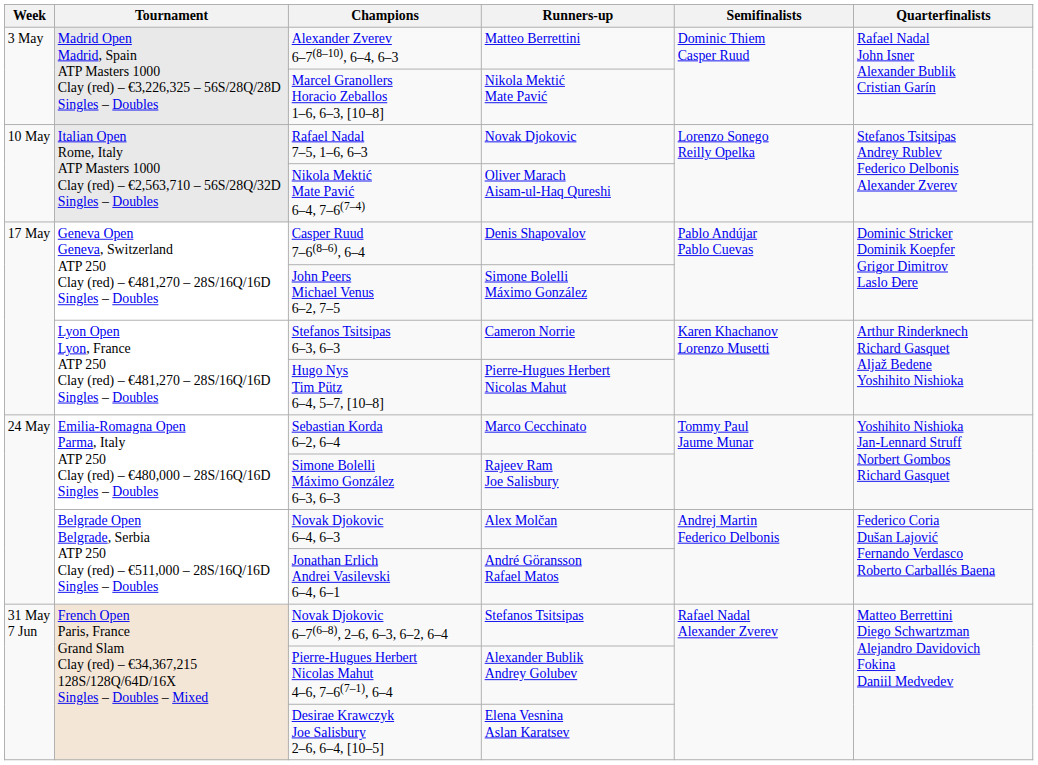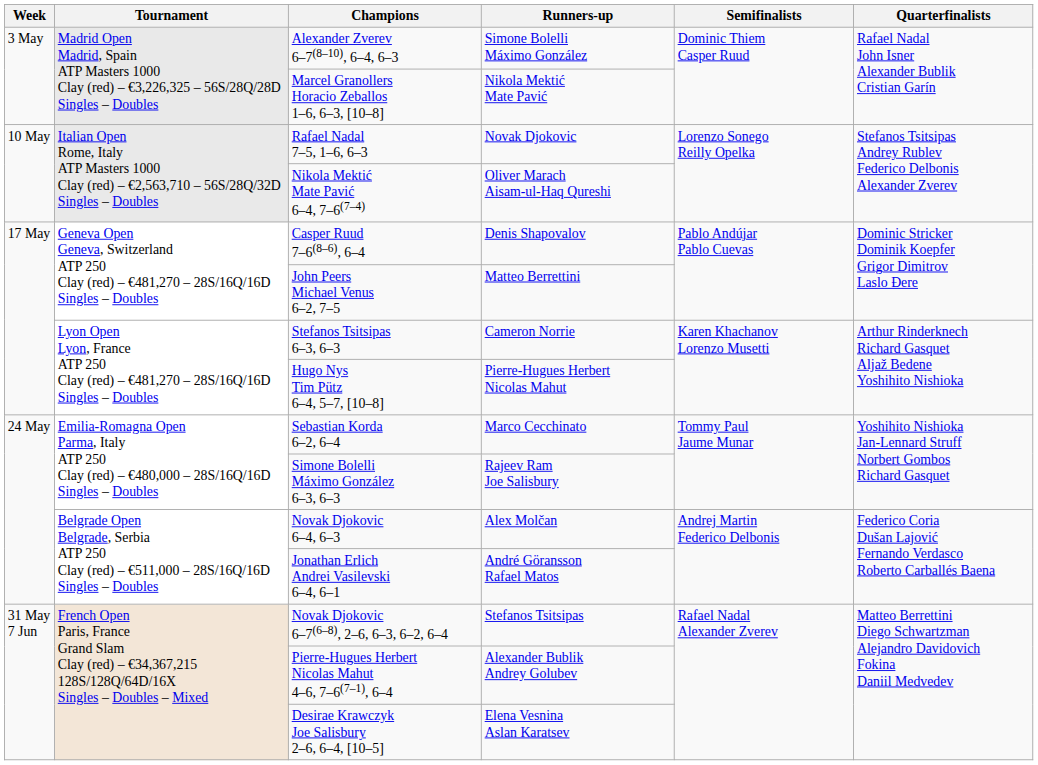(532, 38) Matteo Berrettini -> (536, 47) Simone Bolelli Máximo González
(536, 284) Simone Bolelli Máximo González -> (532, 275) Matteo Berrettini
